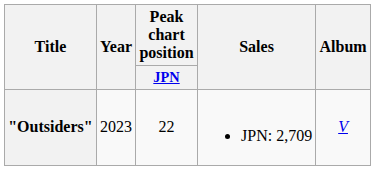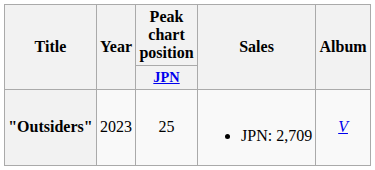(166, 127) 22 -> (166, 127) 25
